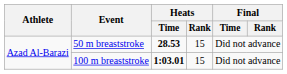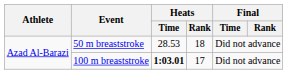(169, 44) bold -> (169, 44) normal
(200, 44) 15 -> (200, 44) 18
(200, 61) 15 -> (200, 61) 17
